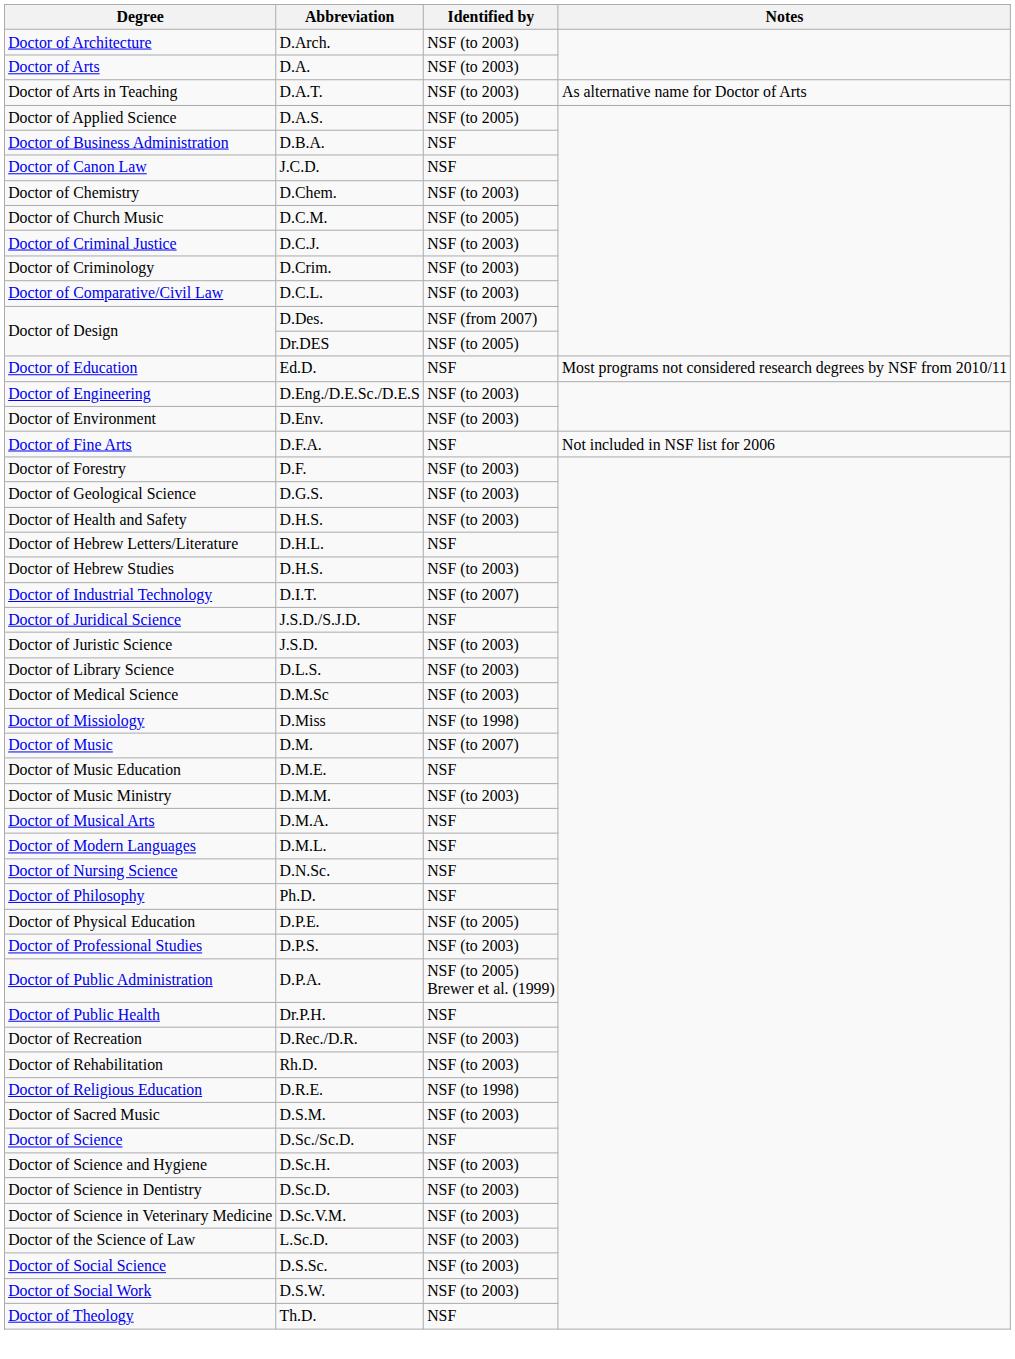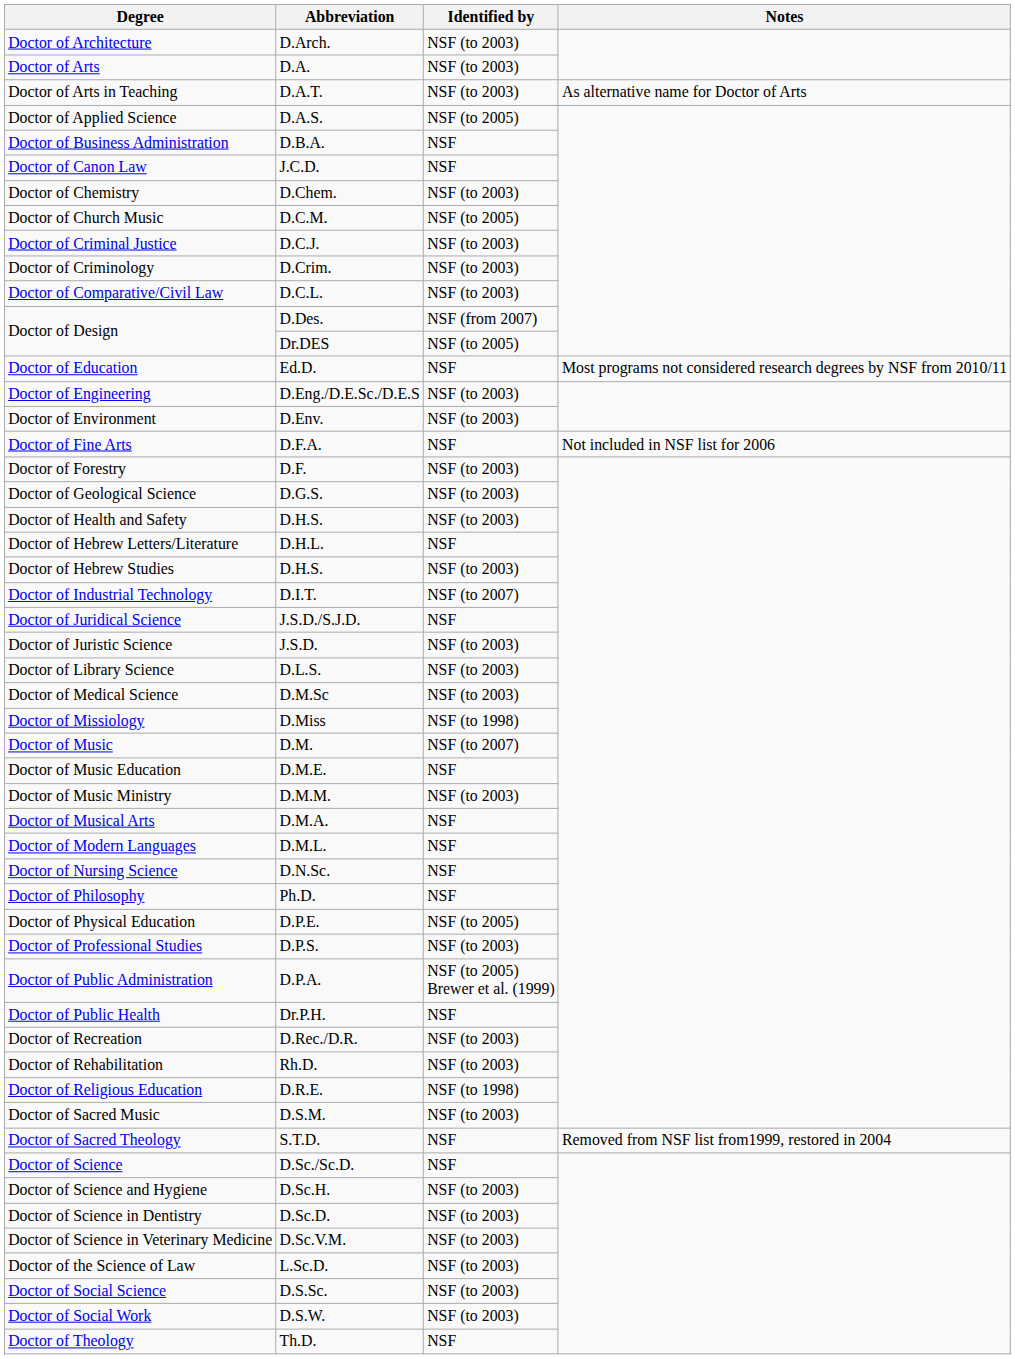+ row: (94, 1140)
